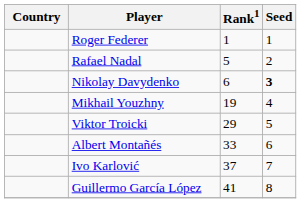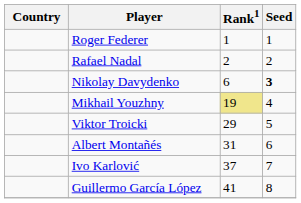(226, 60) 5 -> (226, 60) 2
(230, 102) no background -> (230, 102) khaki background
(230, 144) 33 -> (230, 144) 31
